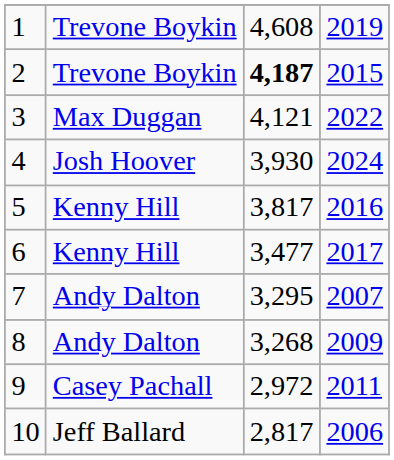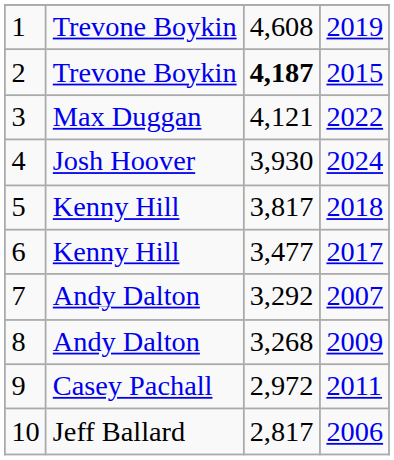(355, 206) 2016 -> (355, 206) 2018
(282, 296) 3,295 -> (282, 296) 3,292
